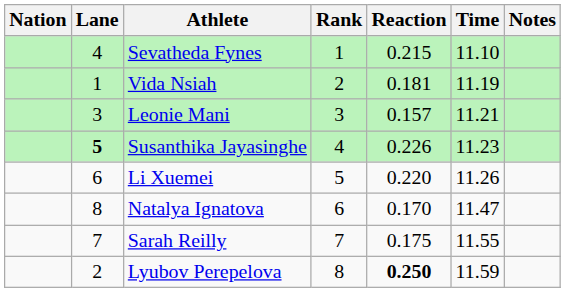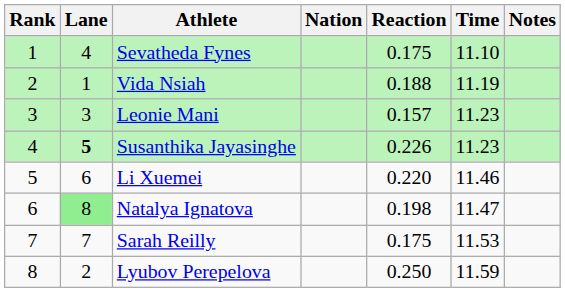columns swapped: (339, 20) <-> (38, 20)
(409, 51) 0.215 -> (409, 51) 0.175
(409, 83) 0.181 -> (409, 83) 0.188
(478, 114) 11.21 -> (478, 114) 11.23
(478, 177) 11.26 -> (478, 177) 11.46
(97, 209) no background -> (86, 209) lightgreen background
(409, 209) 0.170 -> (409, 209) 0.198
(478, 240) 11.55 -> (478, 240) 11.53
(409, 271) bold -> (409, 271) normal
